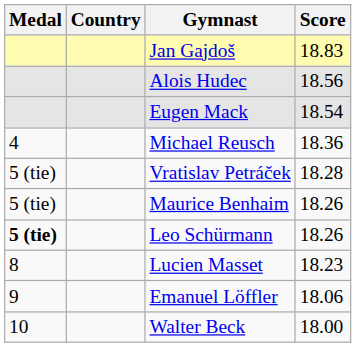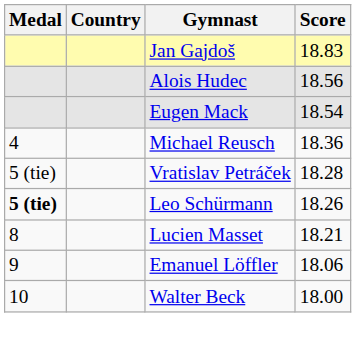- row: (219, 204)
(322, 265) 18.23 -> (322, 234) 18.21
